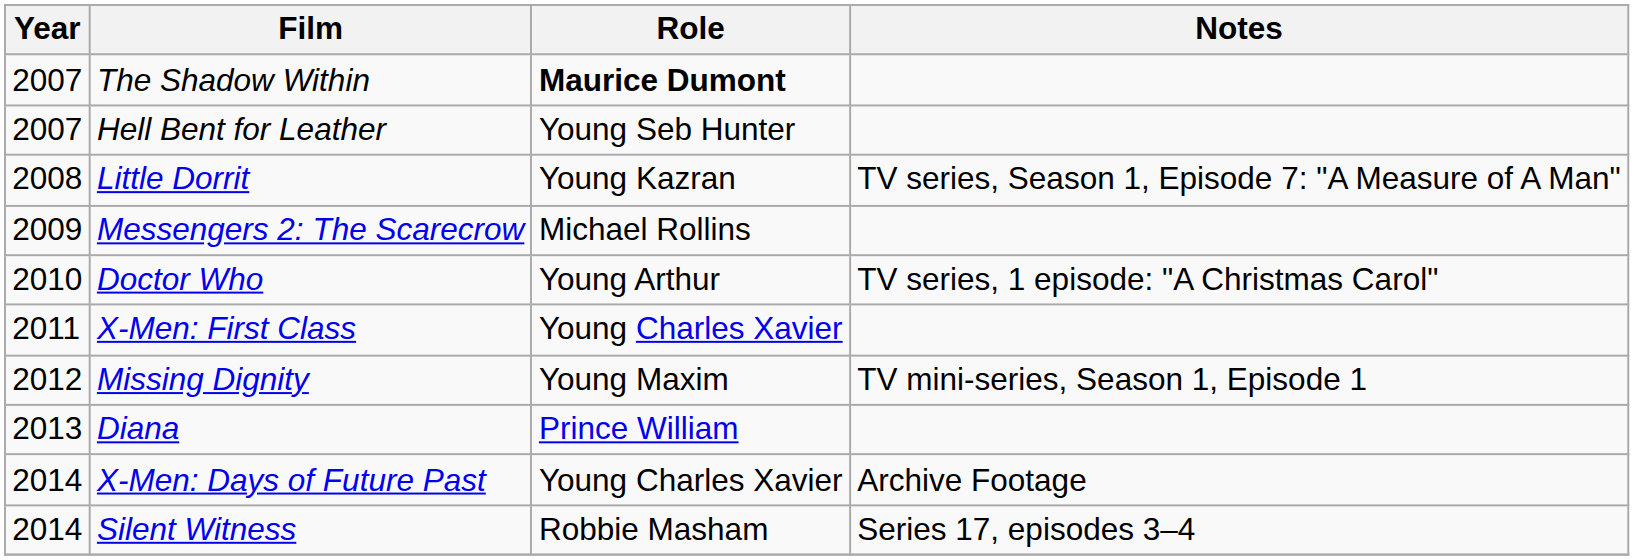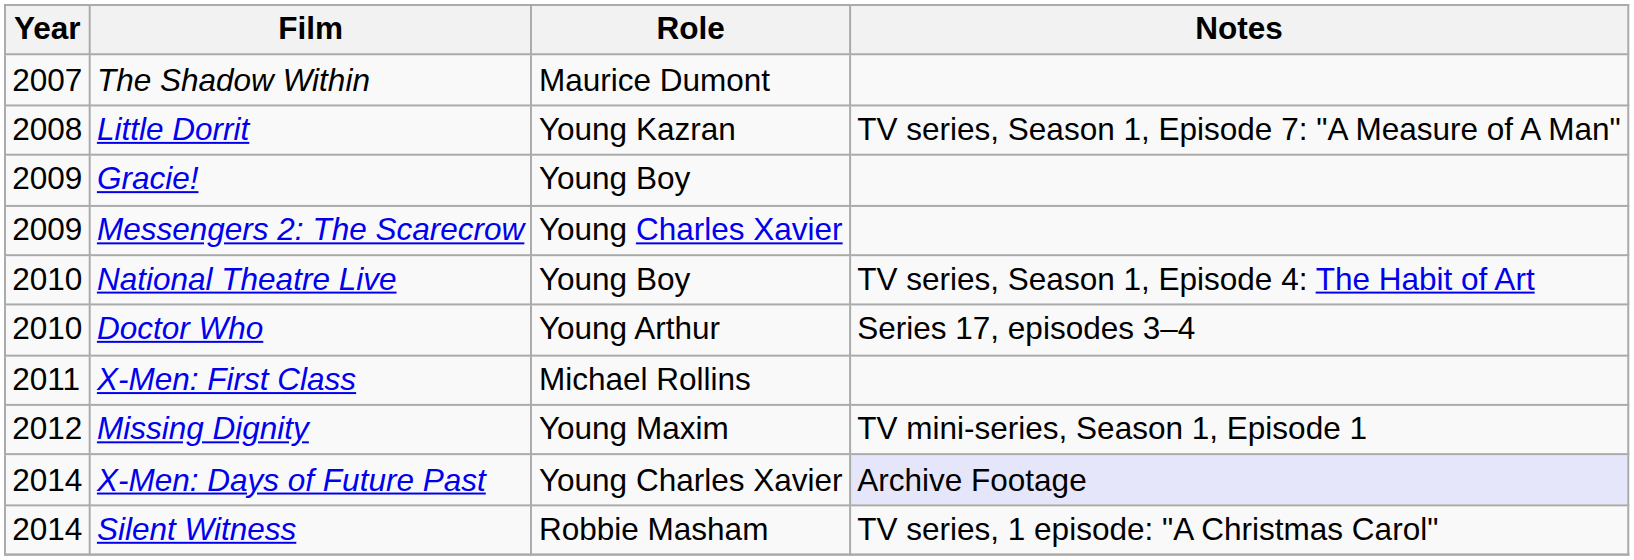(662, 79) bold -> (655, 79) normal
- row: (241, 129)
+ row: (148, 179)
(645, 229) Michael Rollins -> (691, 229) Young Charles Xavier
+ row: (247, 279)
(1148, 279) TV series, 1 episode: "A Christmas Carol" -> (1026, 329) Series 17, episodes 3–4
(691, 329) Young Charles Xavier -> (645, 379) Michael Rollins
- row: (138, 429)
(972, 479) no background -> (972, 479) lavender background
(1026, 529) Series 17, episodes 3–4 -> (1148, 529) TV series, 1 episode: "A Christmas Carol"
